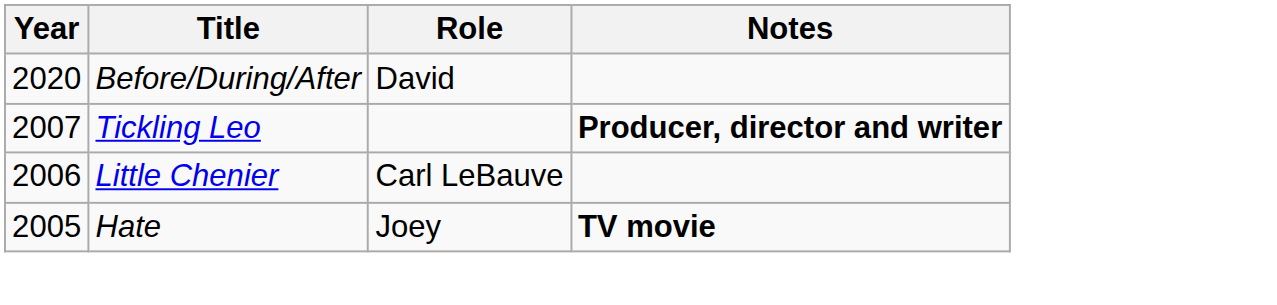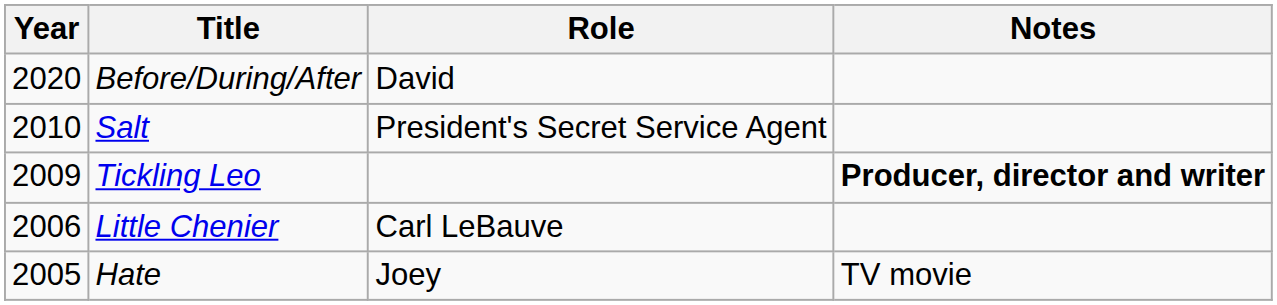+ row: (122, 127)
(47, 127) 2007 -> (47, 176) 2009
(647, 226) bold -> (906, 275) normal
